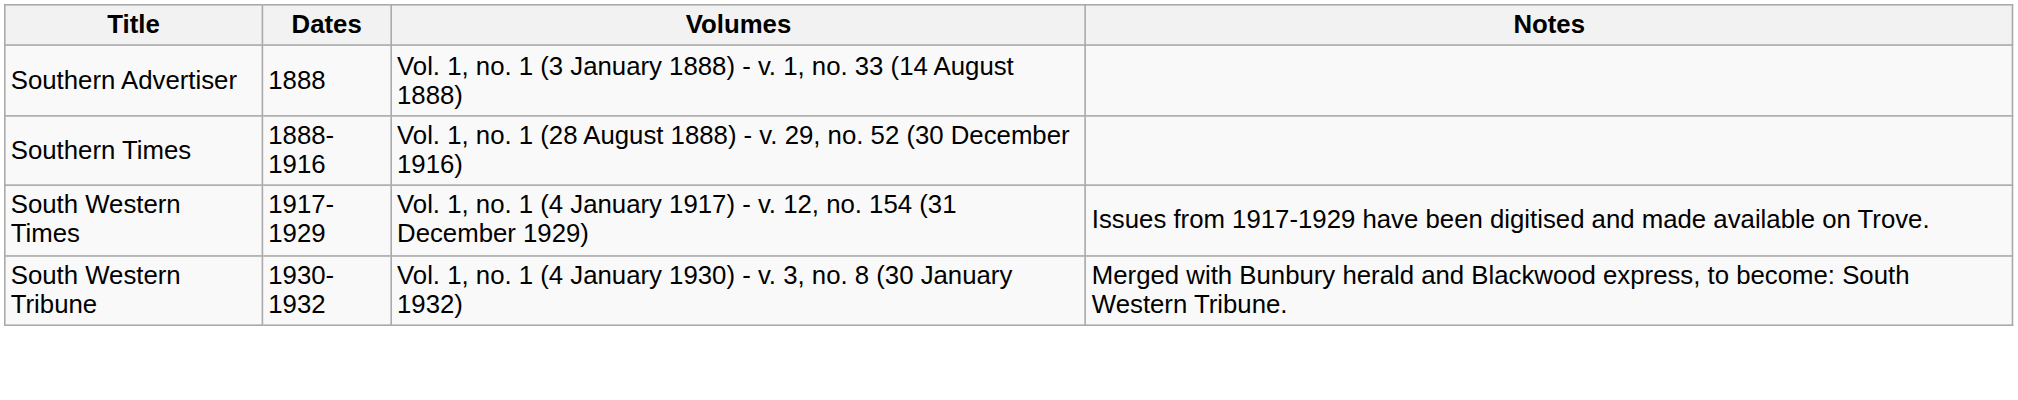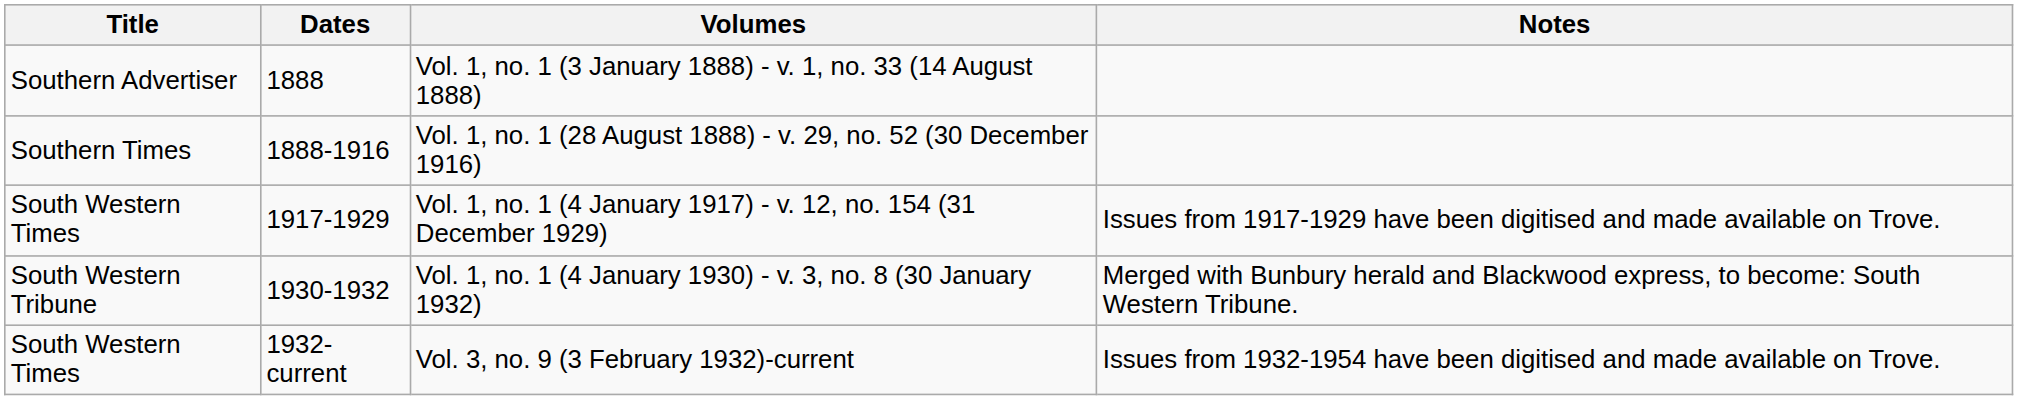+ row: (635, 359)
